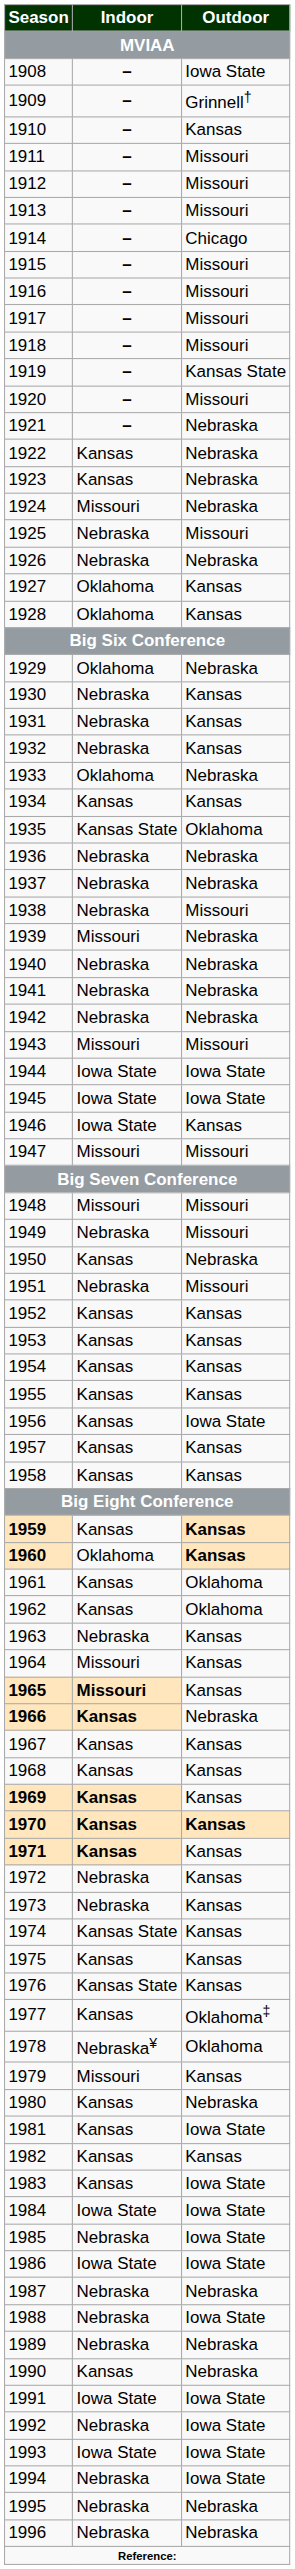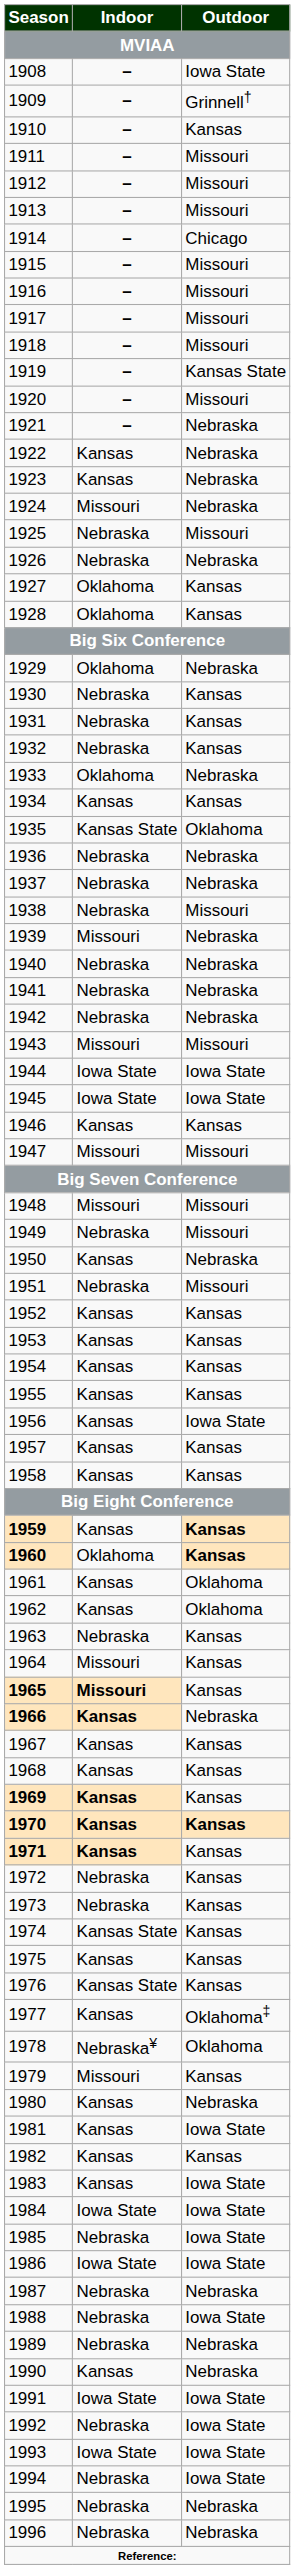(117, 1125) Iowa State -> (105, 1125) Kansas
